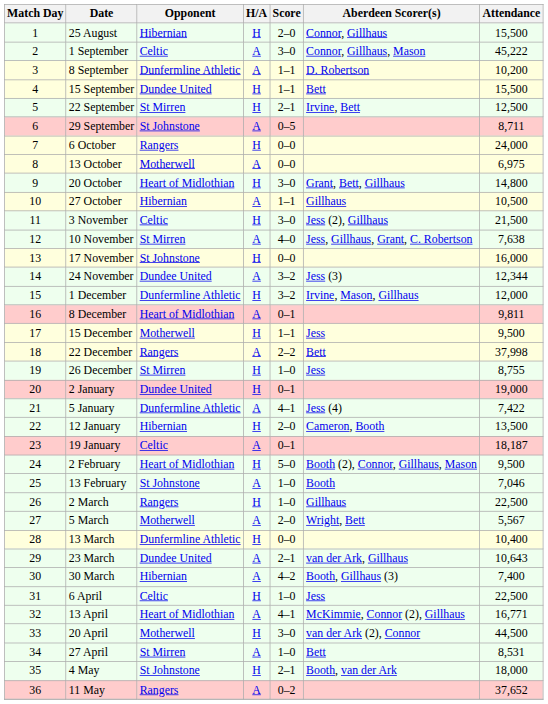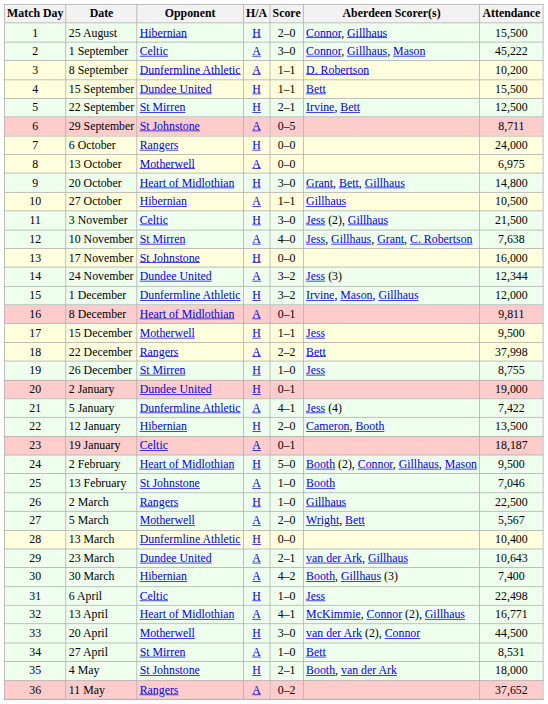(511, 595) 22,500 -> (511, 595) 22,498
